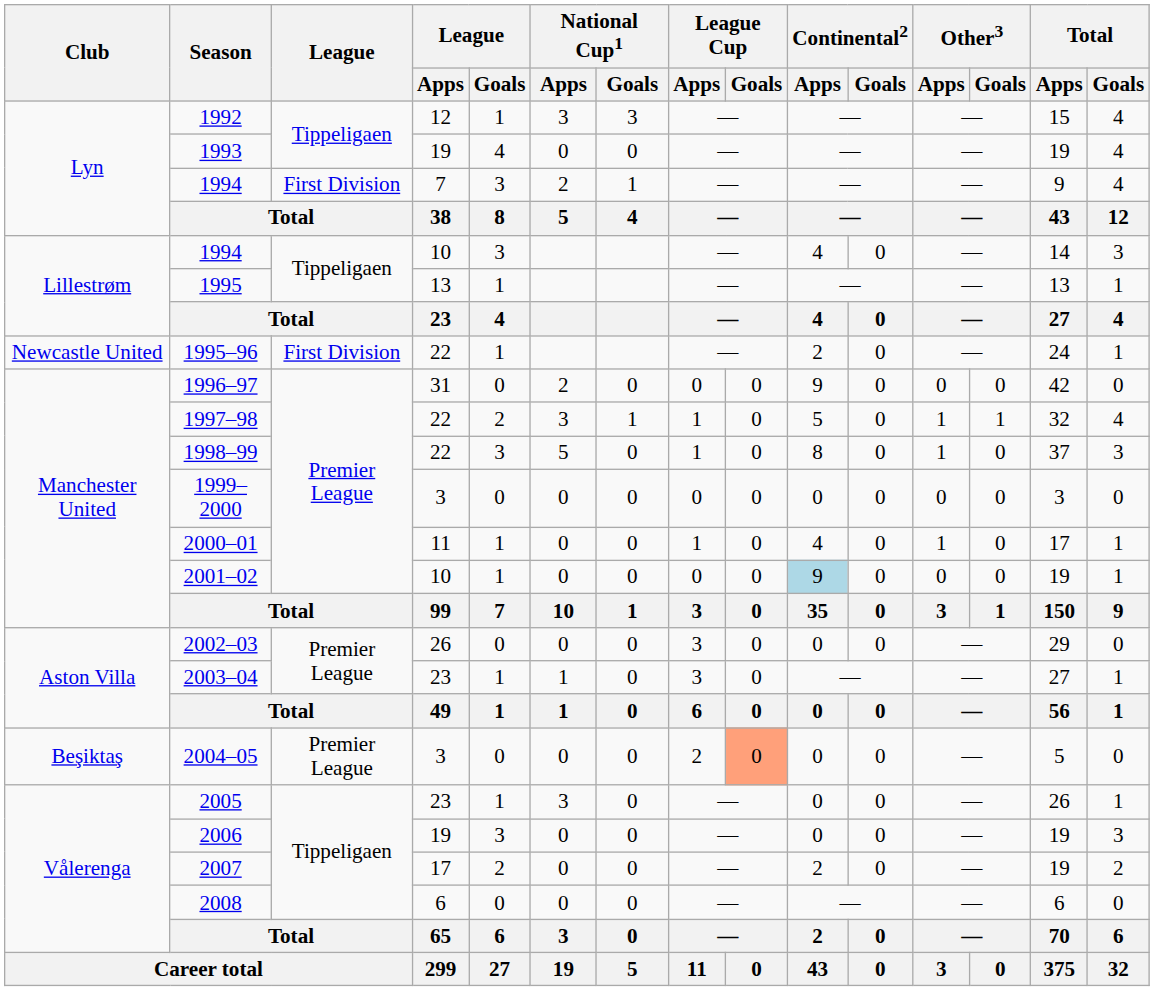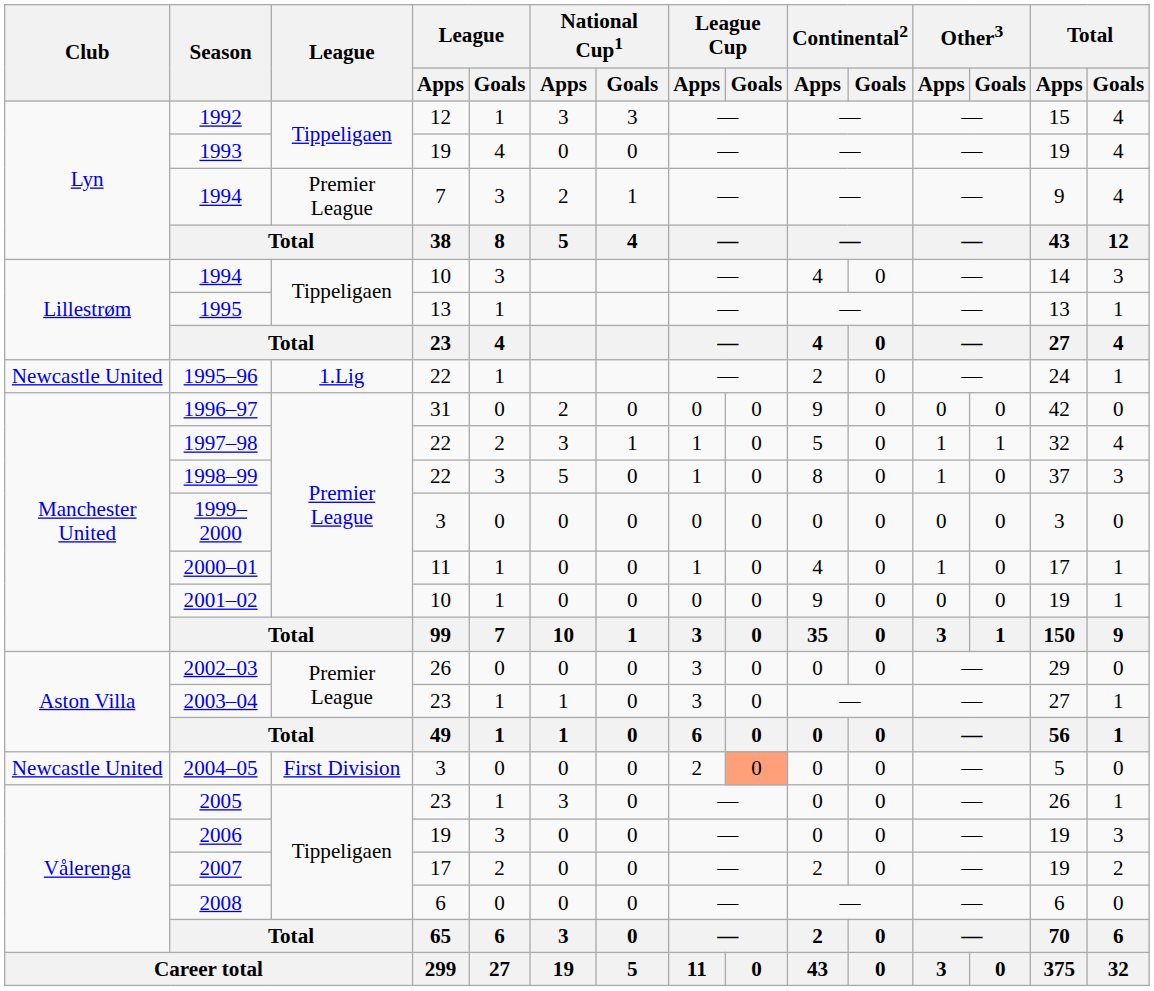(342, 184) First Division -> (342, 196) Premier League
(342, 352) First Division -> (342, 375) 1.Lig
(818, 576) lightblue background -> (818, 600) no background
(87, 756) Beşiktaş -> (87, 768) Newcastle United
(342, 756) Premier League -> (342, 768) First Division
